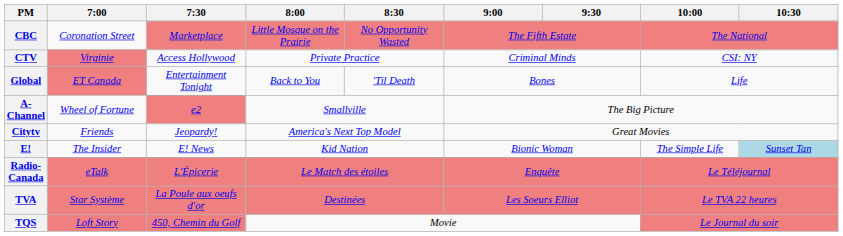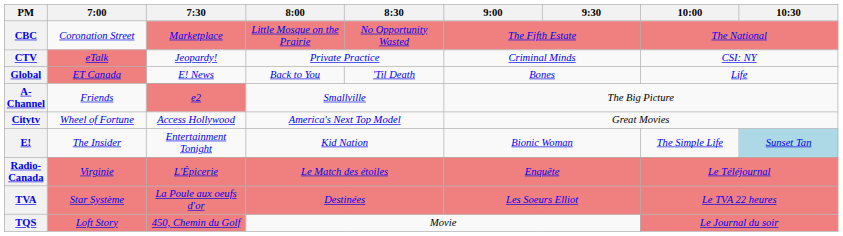(97, 58) Virginie -> (97, 58) eTalk
(196, 58) Access Hollywood -> (196, 58) Jeopardy!
(196, 80) Entertainment Tonight -> (196, 74) E! News
(97, 109) Wheel of Fortune -> (97, 97) Friends
(97, 132) Friends -> (97, 120) Wheel of Fortune
(196, 132) Jeopardy! -> (196, 120) Access Hollywood
(196, 148) E! News -> (196, 143) Entertainment Tonight
(97, 171) eTalk -> (97, 171) Virginie
